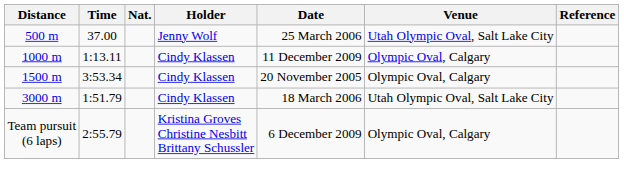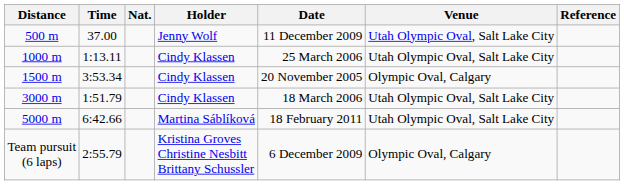(322, 35) 25 March 2006 -> (313, 35) 11 December 2009
(312, 56) 11 December 2009 -> (322, 56) 25 March 2006
(429, 56) Olympic Oval, Calgary -> (461, 56) Utah Olympic Oval, Salt Lake City
+ row: (42, 118)
